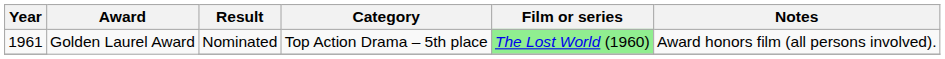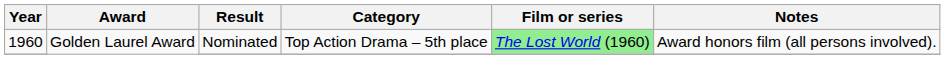(25, 42) 1961 -> (25, 42) 1960
